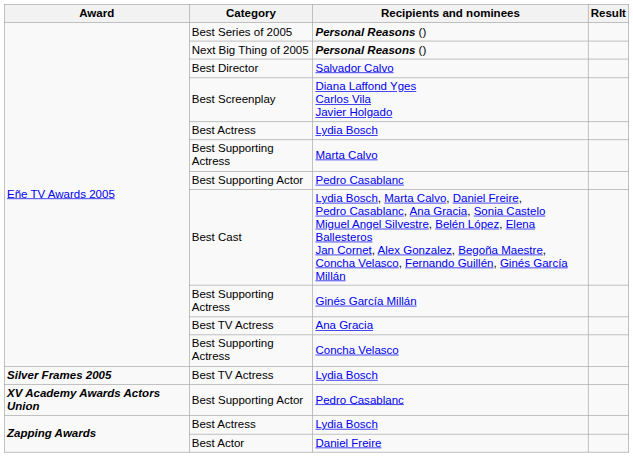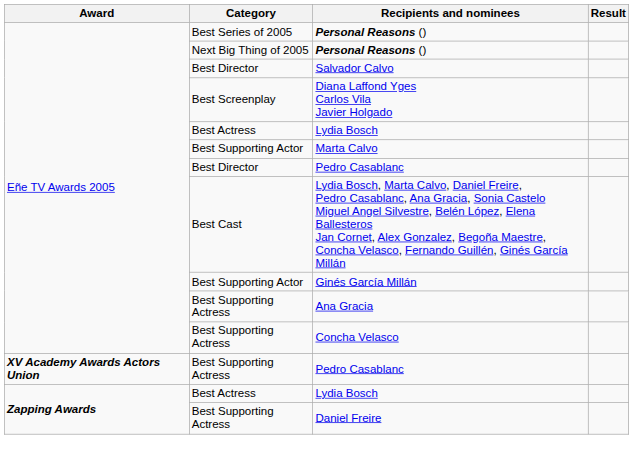(233, 155) Best Supporting Actress -> (247, 149) Best Supporting Actor
(247, 180) Best Supporting Actor -> (225, 167) Best Director
(233, 301) Best Supporting Actress -> (247, 281) Best Supporting Actor
(233, 325) Best TV Actress -> (233, 306) Best Supporting Actress
- row: (59, 375)
(247, 400) Best Supporting Actor -> (233, 368) Best Supporting Actress
(218, 443) Best Actor -> (233, 418) Best Supporting Actress
